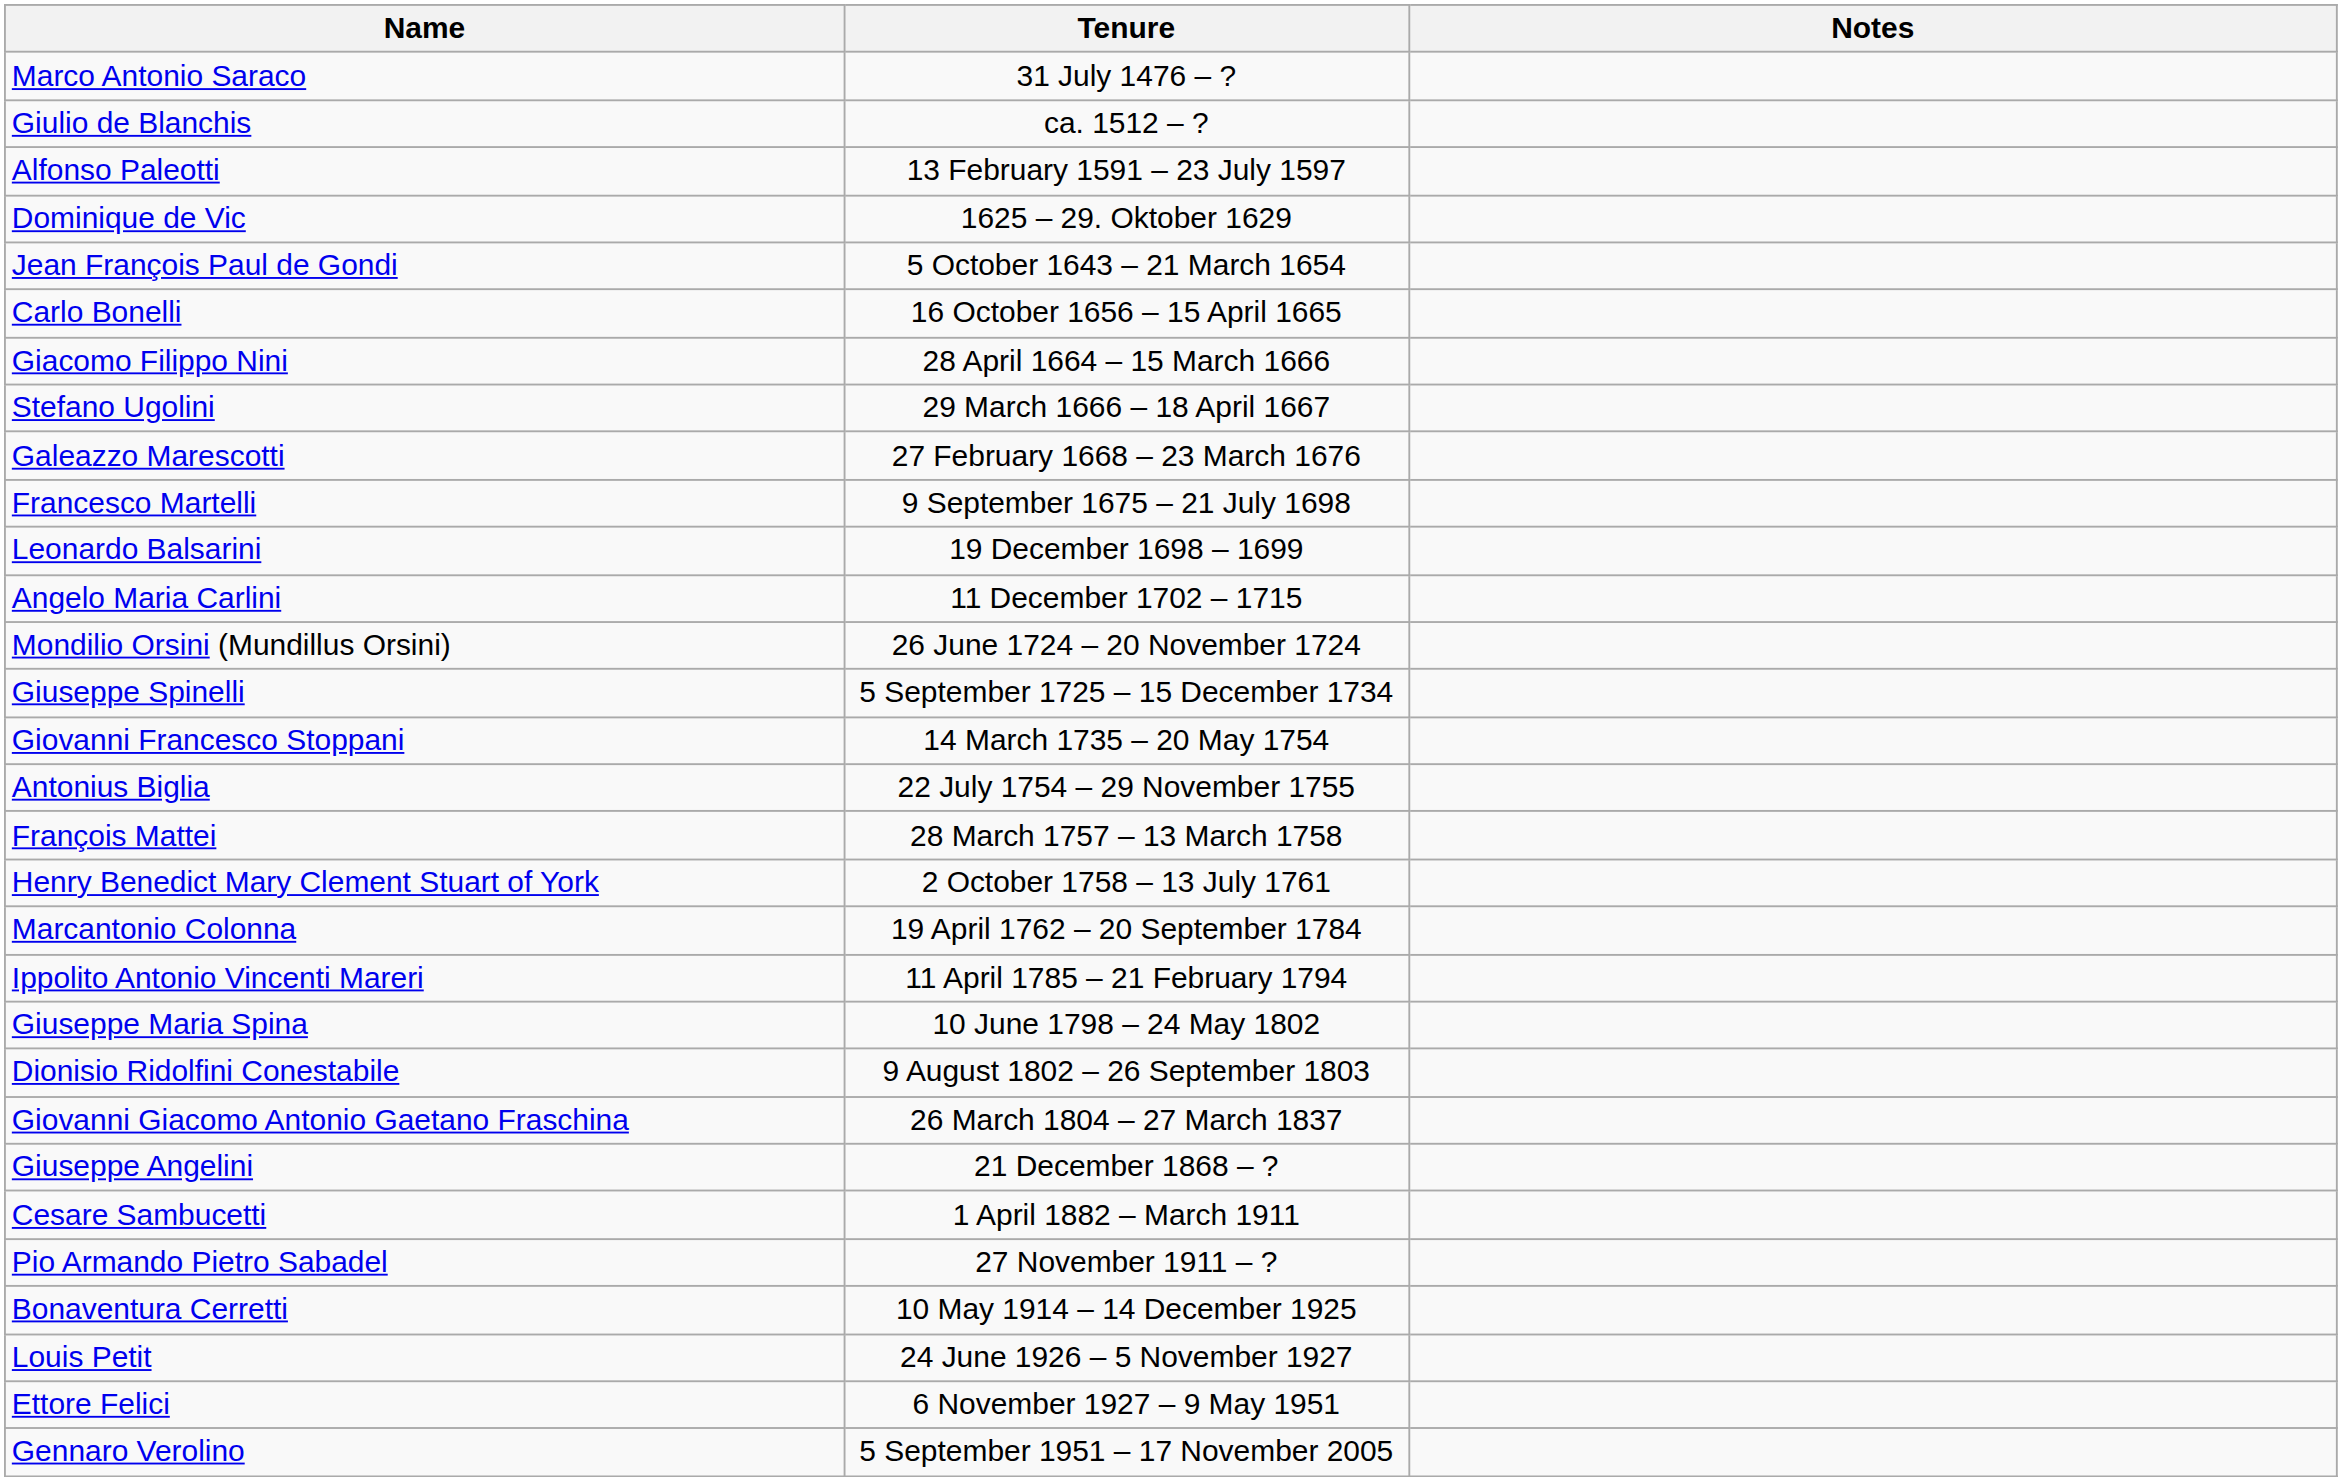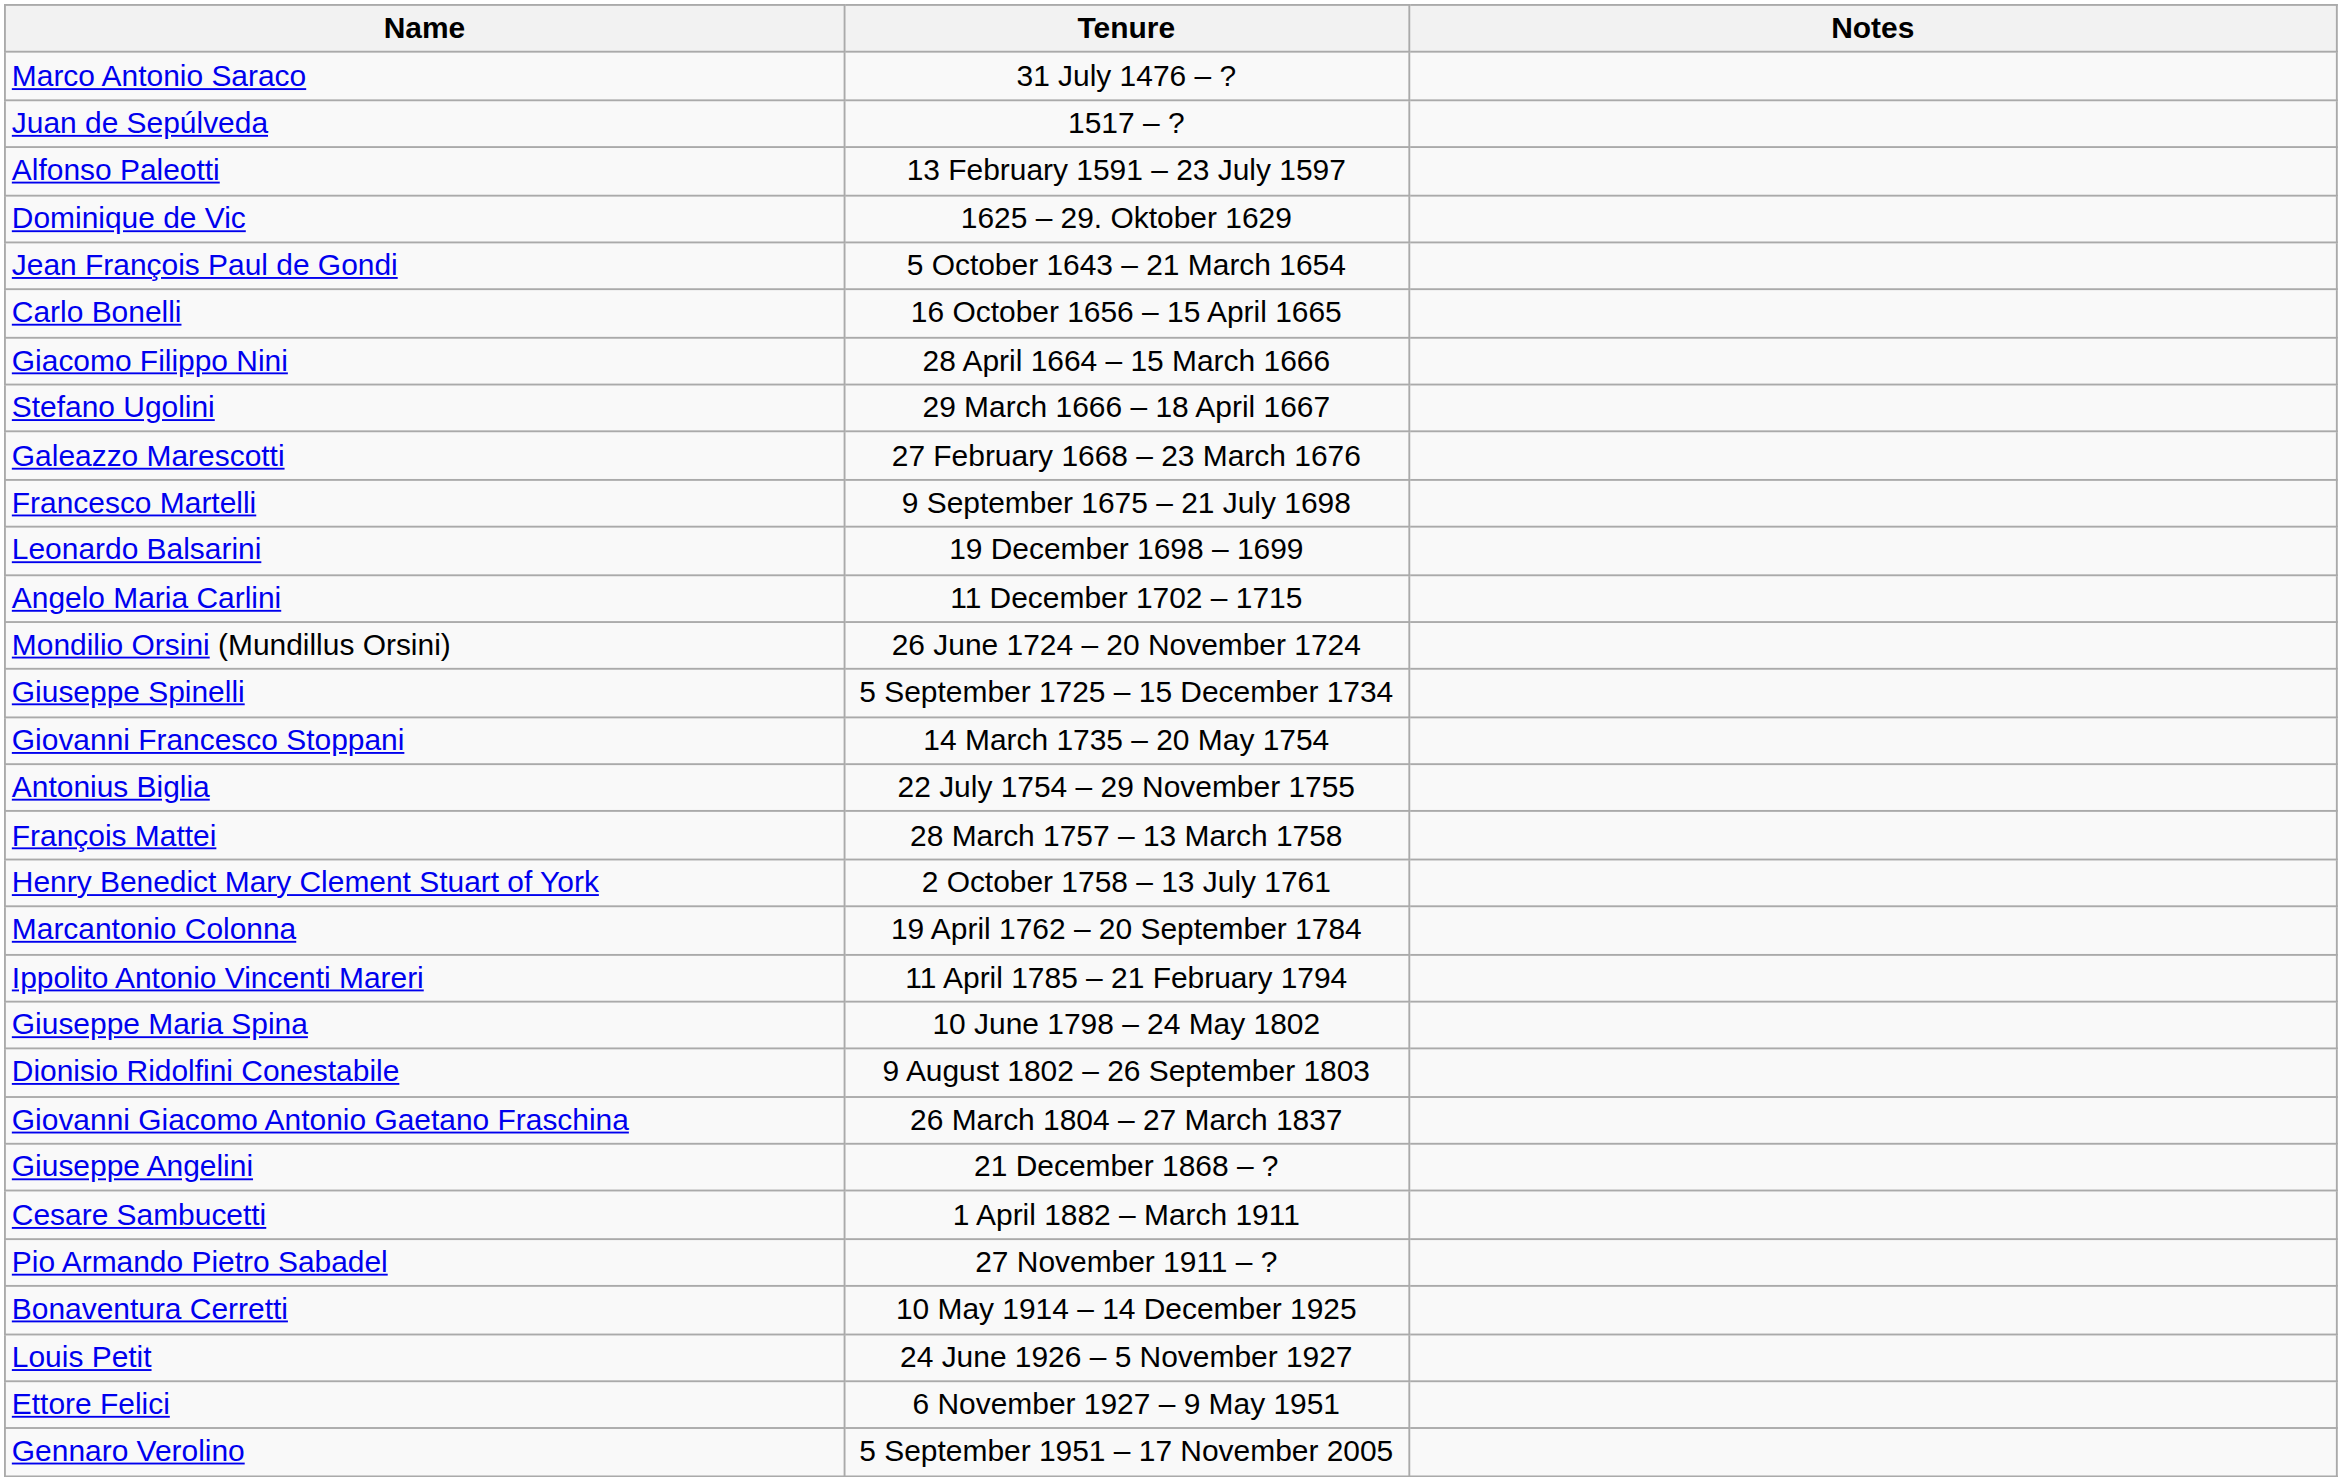- row: (132, 123)
+ row: (140, 123)
